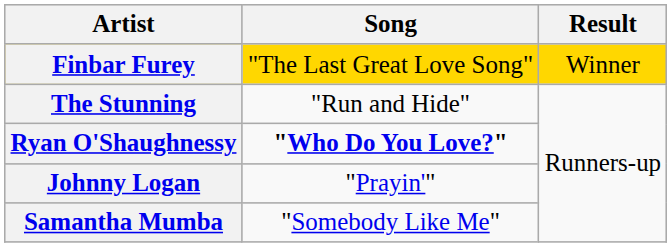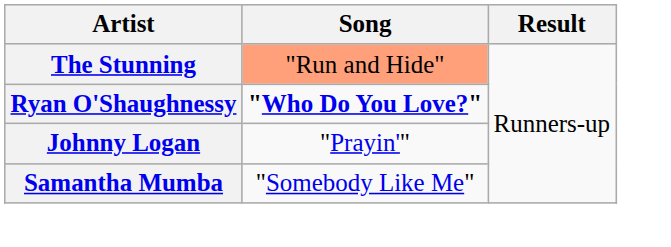- row: (123, 63)
(391, 103) no background -> (365, 63) lightsalmon background
